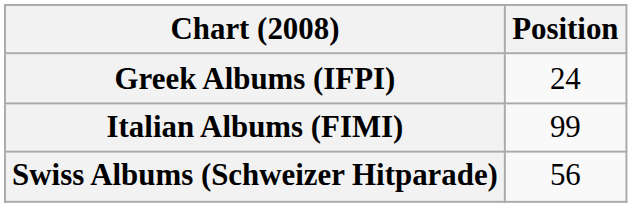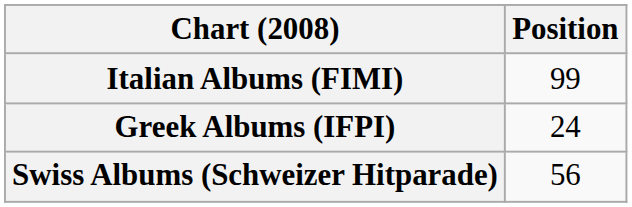rows swapped: (255, 77) <-> (255, 126)
